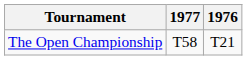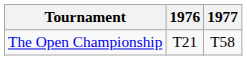columns swapped: (223, 17) <-> (185, 17)
